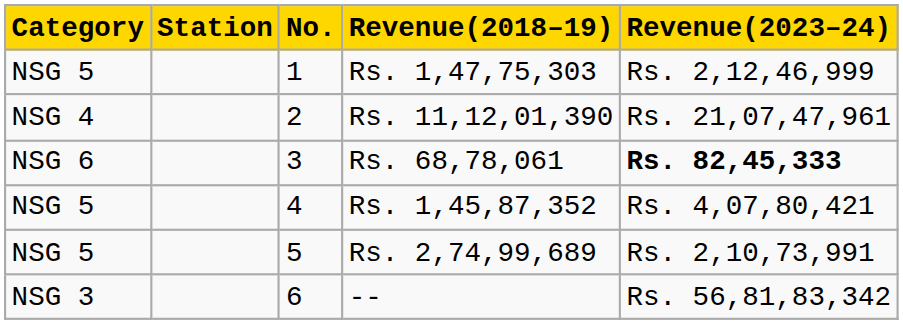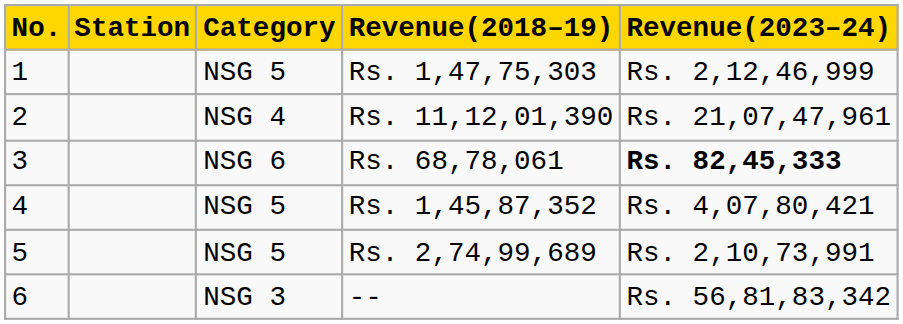columns swapped: (311, 28) <-> (78, 28)
